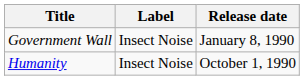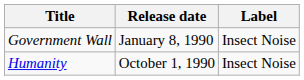columns swapped: (248, 16) <-> (156, 16)
